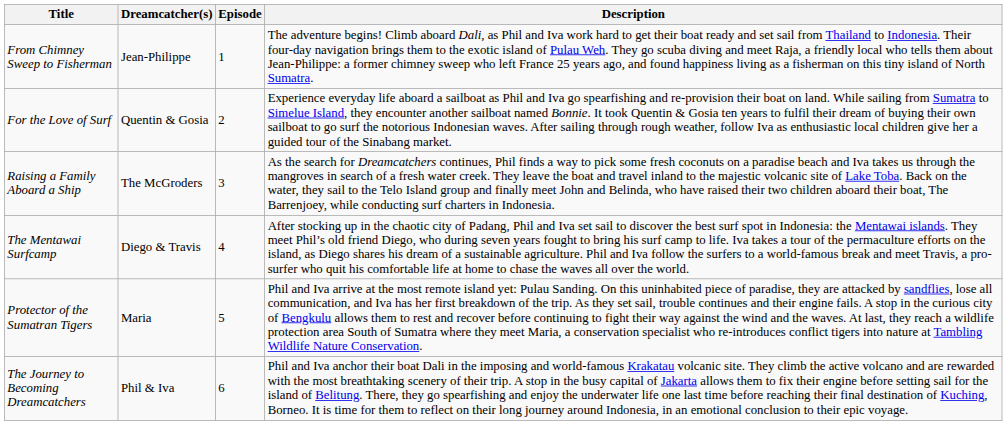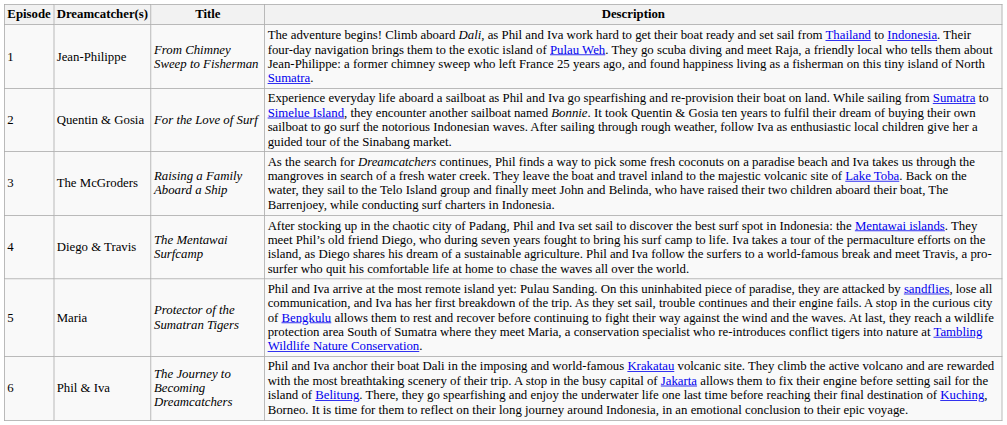columns swapped: (240, 14) <-> (61, 14)
